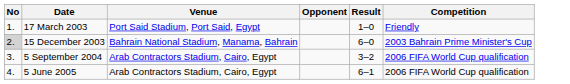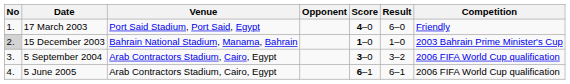+ column: (365, 11)
(366, 26) 1–0 -> (397, 26) 6–0
(366, 41) 6–0 -> (397, 41) 1–0
